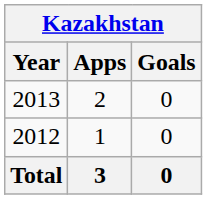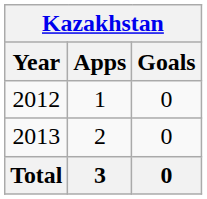rows swapped: (36, 136) <-> (36, 99)
